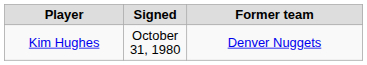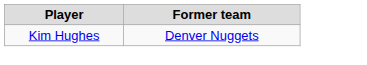- column: (155, 14)
